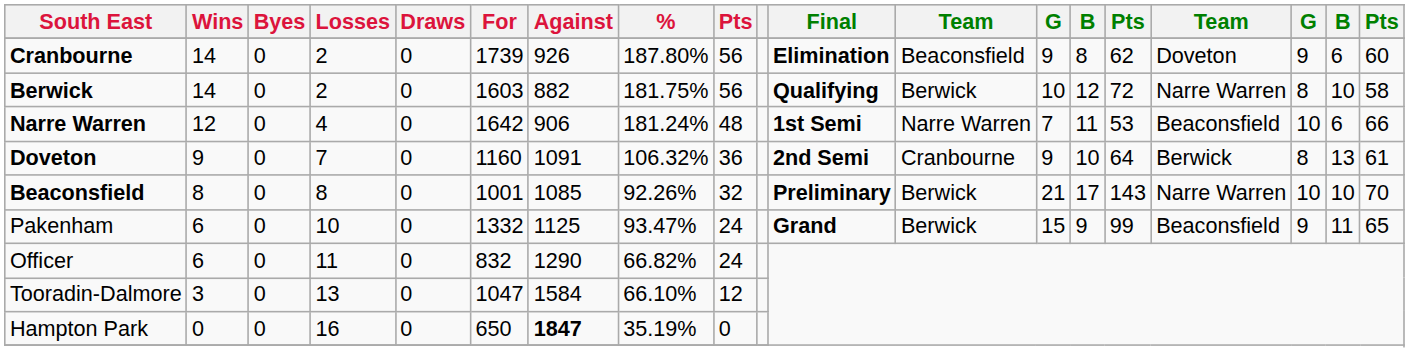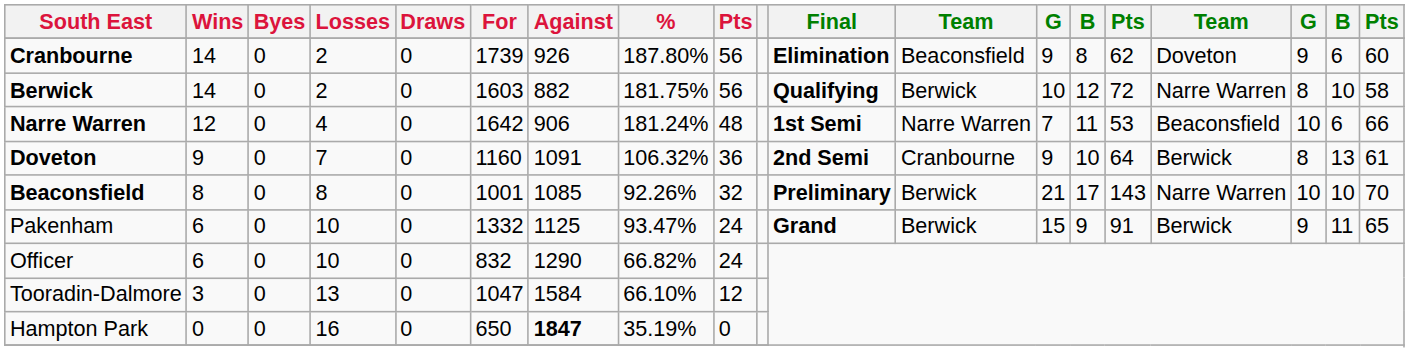(1122, 226) 99 -> (1122, 226) 91
(1218, 226) Beaconsfield -> (1194, 226) Berwick
(327, 260) 11 -> (328, 260) 10
